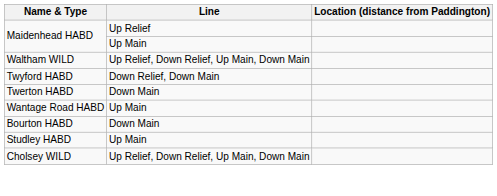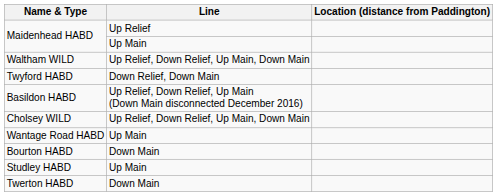+ row: (41, 98)
rows swapped: (39, 156) <-> (40, 92)
